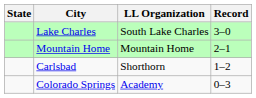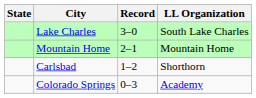columns swapped: (164, 13) <-> (231, 13)
